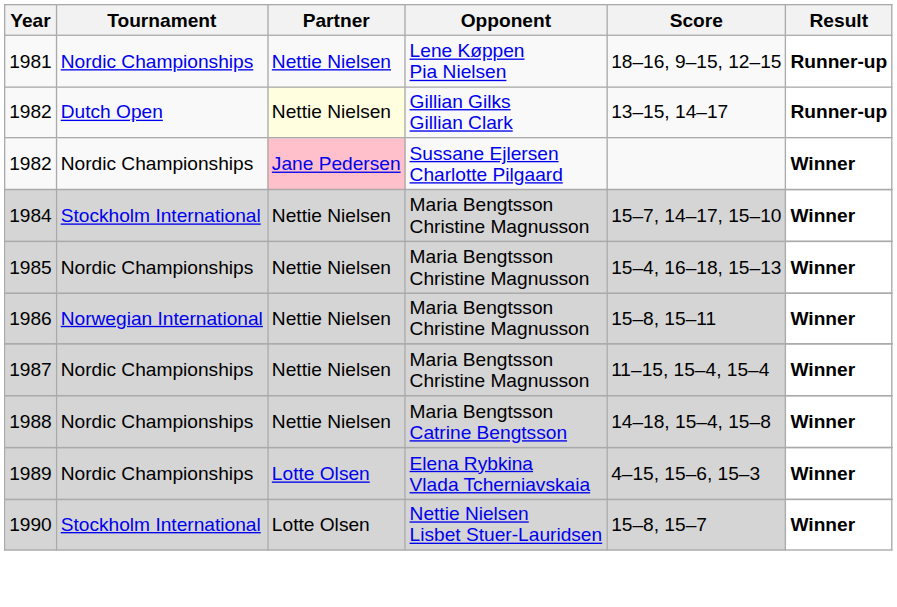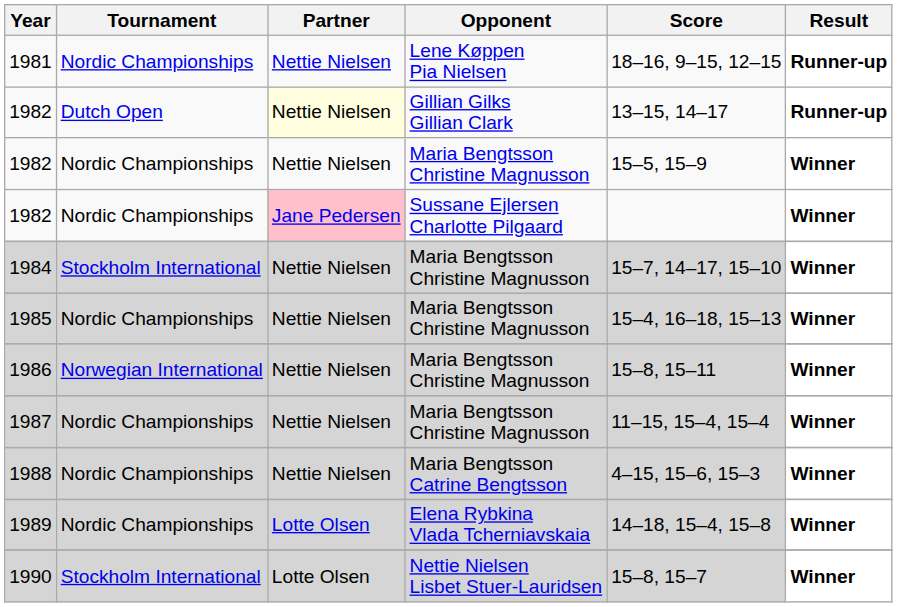+ row: (30, 164)
(691, 422) 14–18, 15–4, 15–8 -> (686, 473) 4–15, 15–6, 15–3
(686, 473) 4–15, 15–6, 15–3 -> (691, 525) 14–18, 15–4, 15–8
